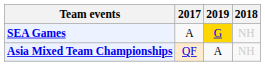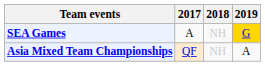columns swapped: (246, 14) <-> (218, 14)
